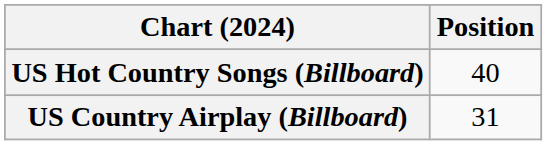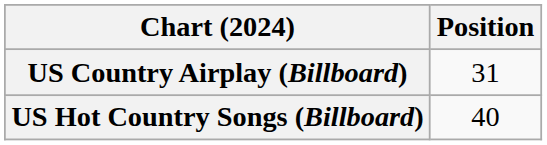rows swapped: (218, 116) <-> (218, 71)
